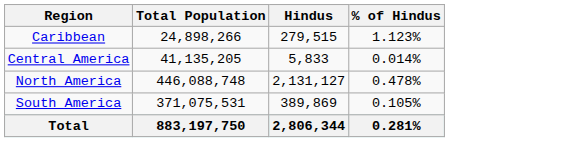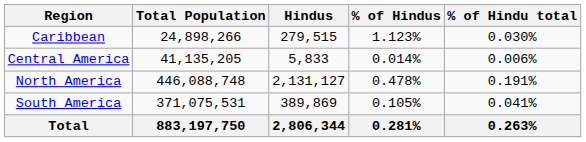+ column: (512, 16)
